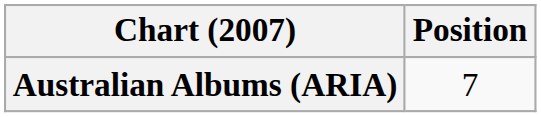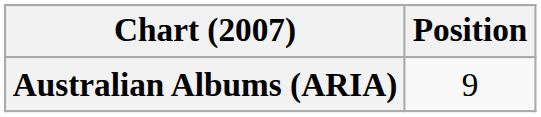(470, 83) 7 -> (470, 83) 9
